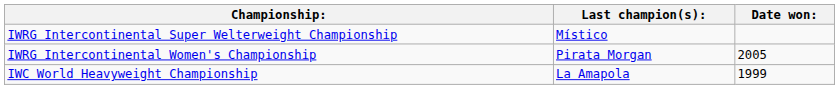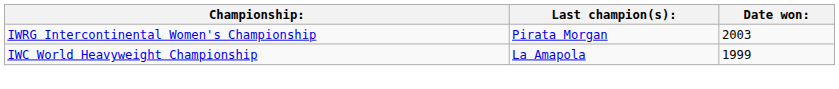- row: (202, 34)
(752, 54) 2005 -> (737, 34) 2003
